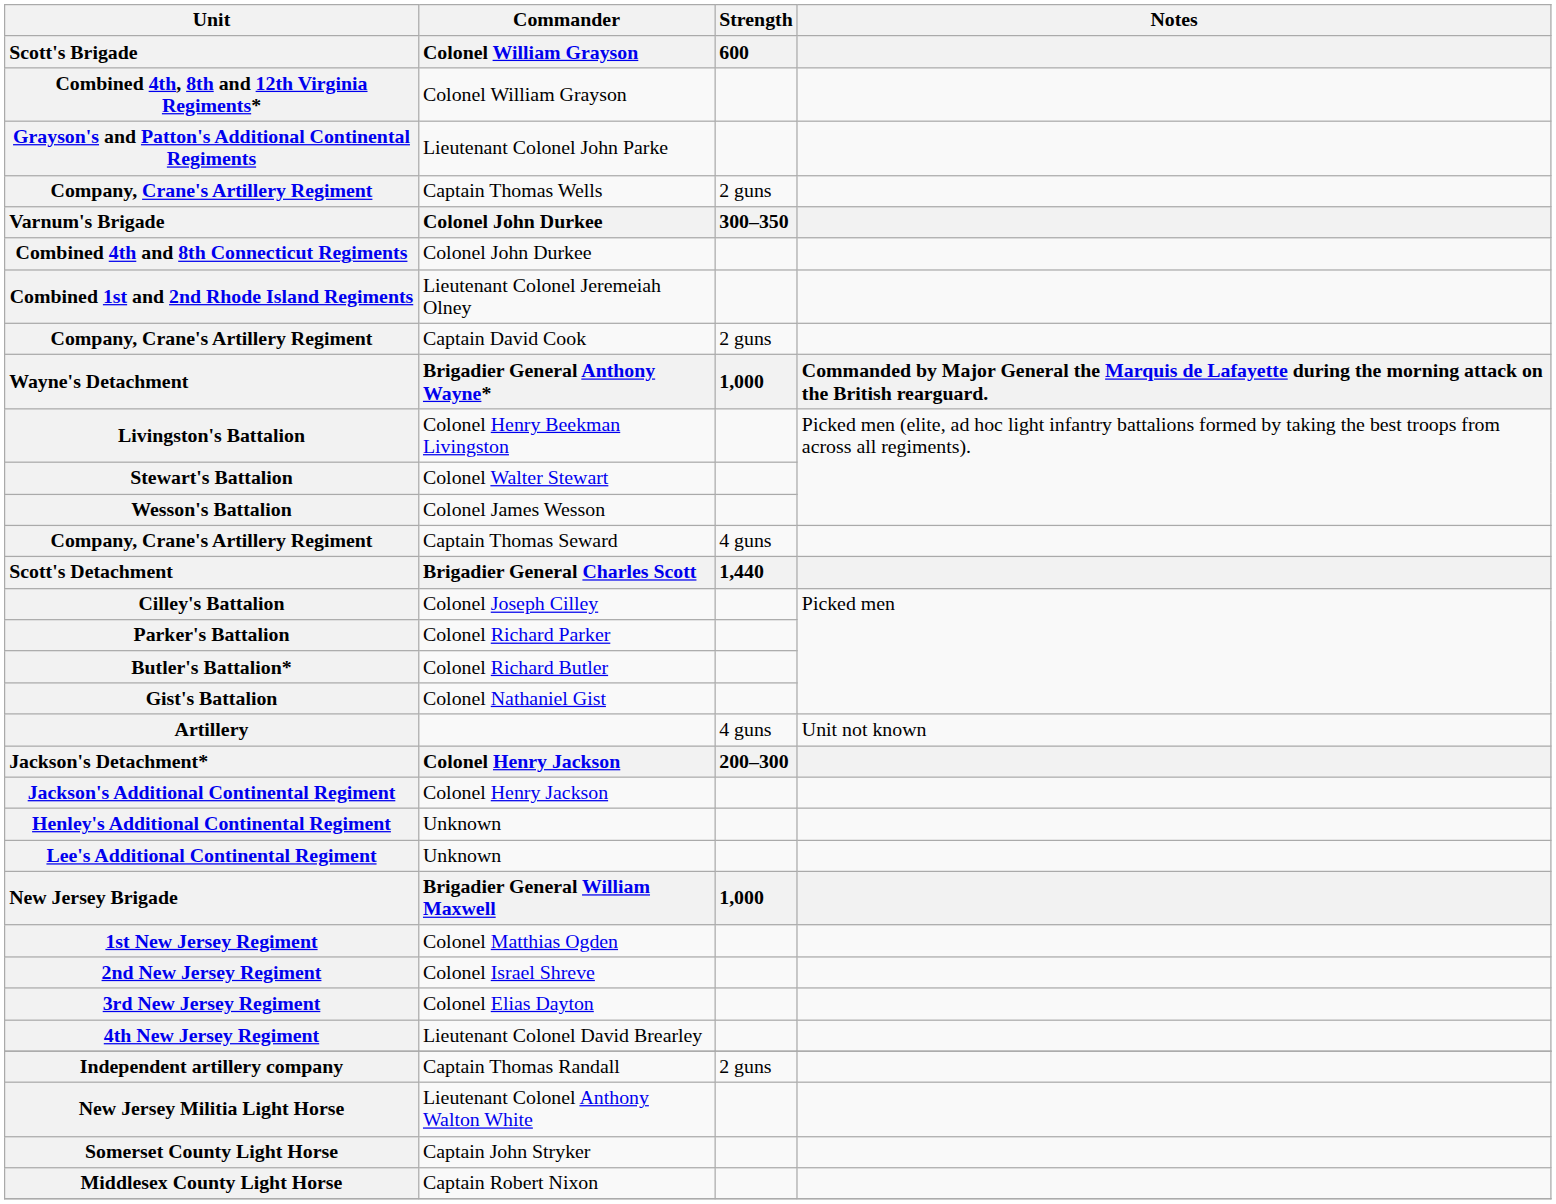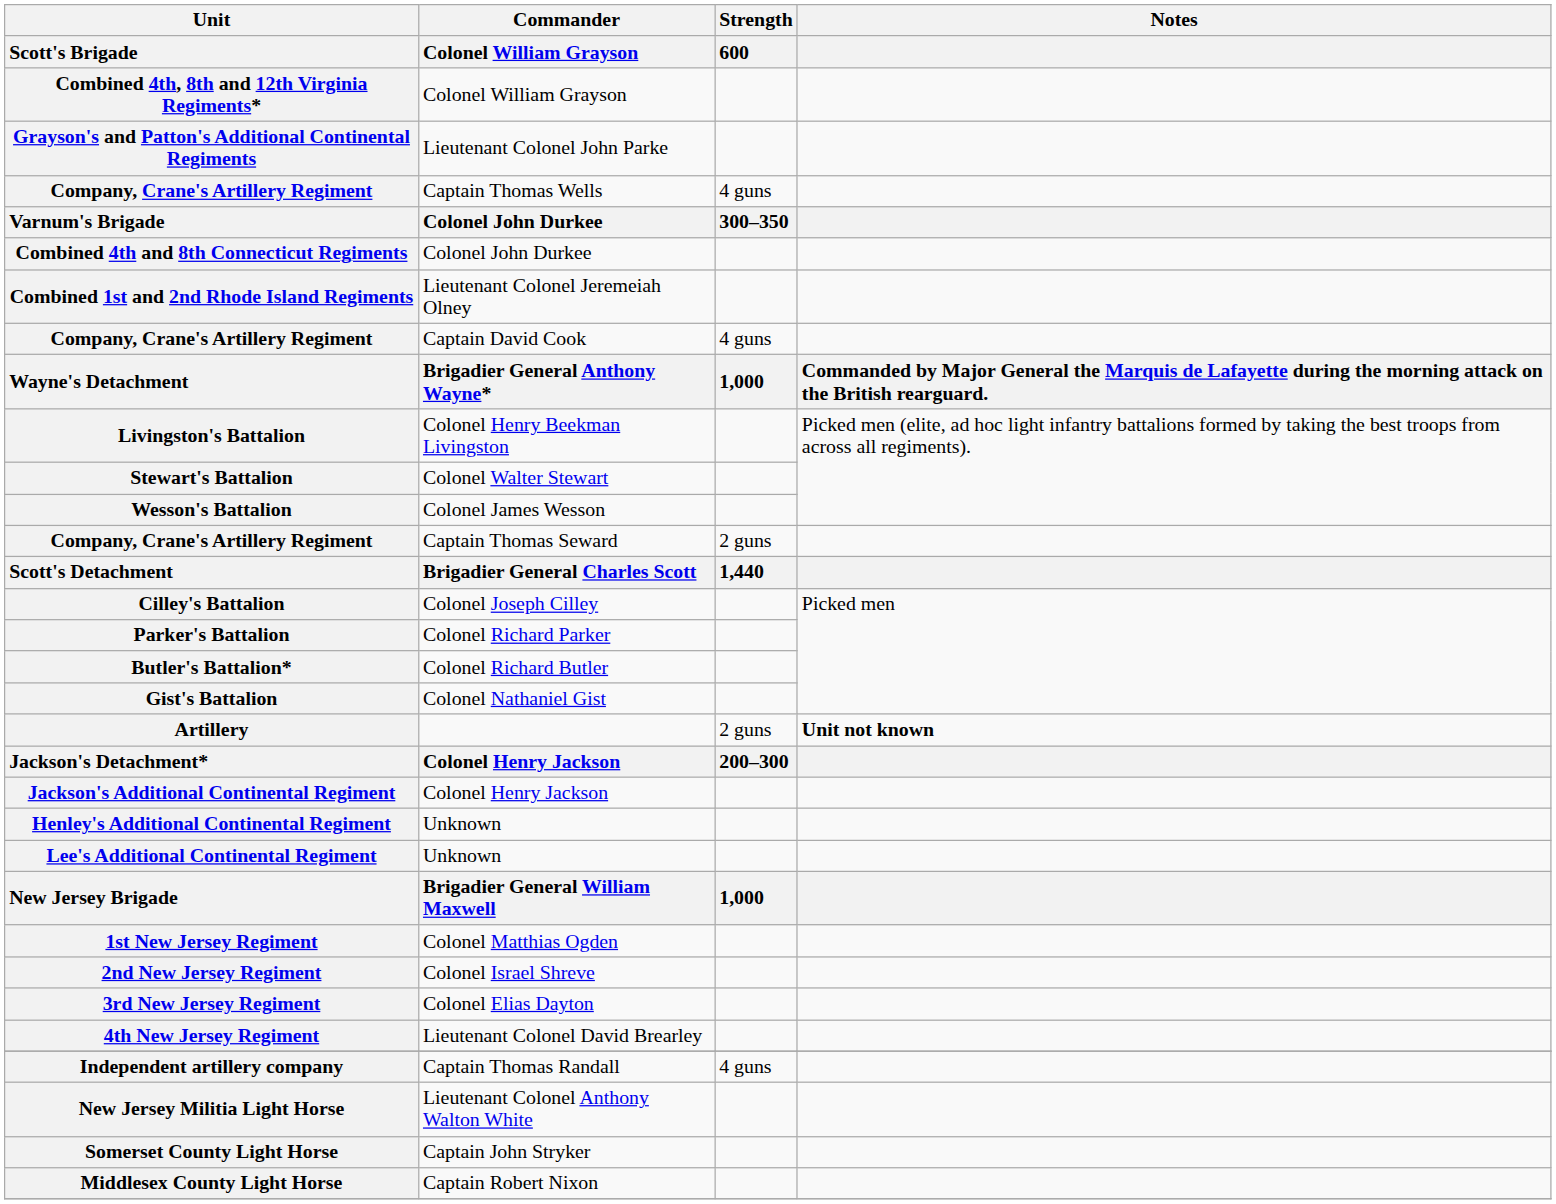(745, 190) 2 guns -> (745, 190) 4 guns
(745, 338) 2 guns -> (745, 338) 4 guns
(745, 540) 4 guns -> (745, 540) 2 guns
(745, 729) 4 guns -> (745, 729) 2 guns
(864, 729) normal -> (868, 729) bold
(745, 1066) 2 guns -> (745, 1066) 4 guns
